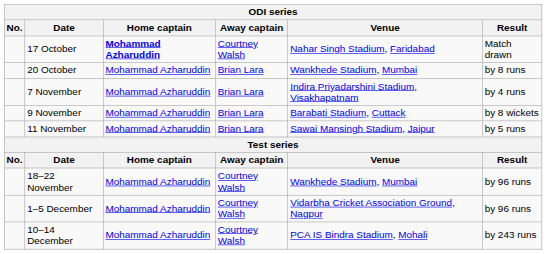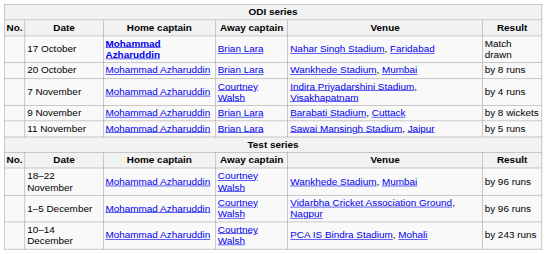(238, 49) Courtney Walsh -> (241, 49) Brian Lara
(241, 92) Brian Lara -> (238, 92) Courtney Walsh
